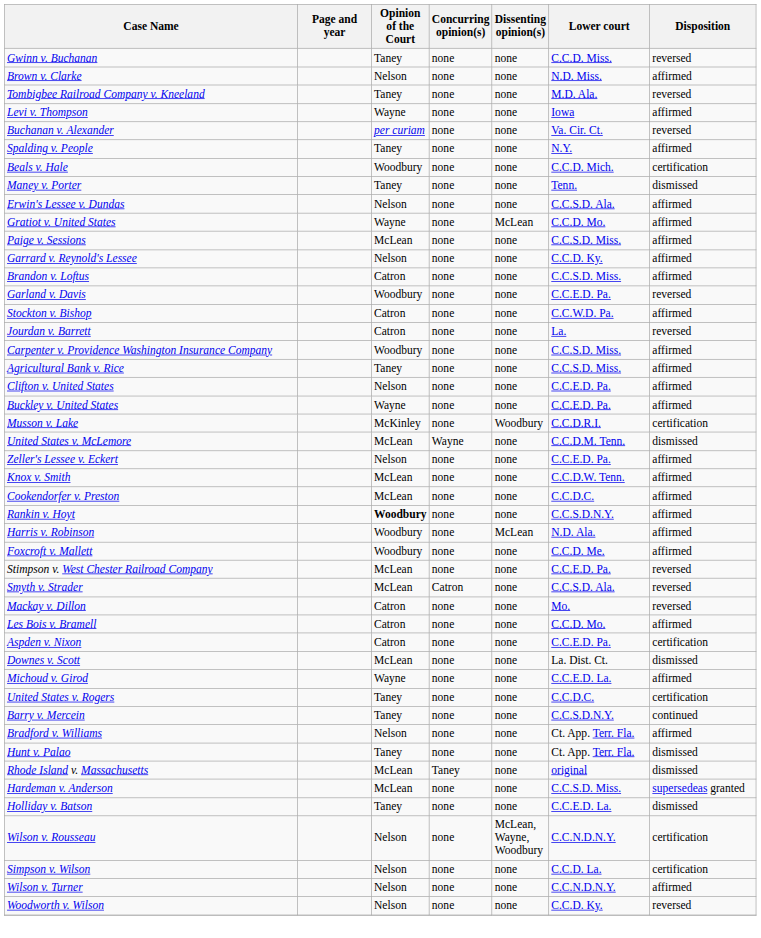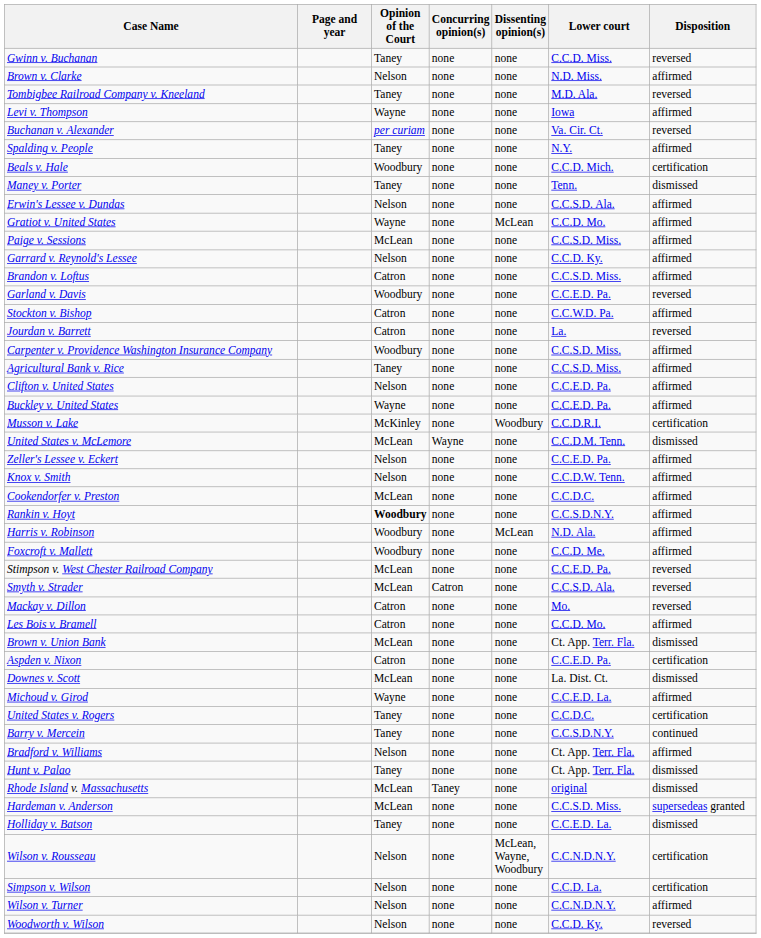(393, 478) McLean -> (390, 478) Nelson
+ row: (56, 642)
